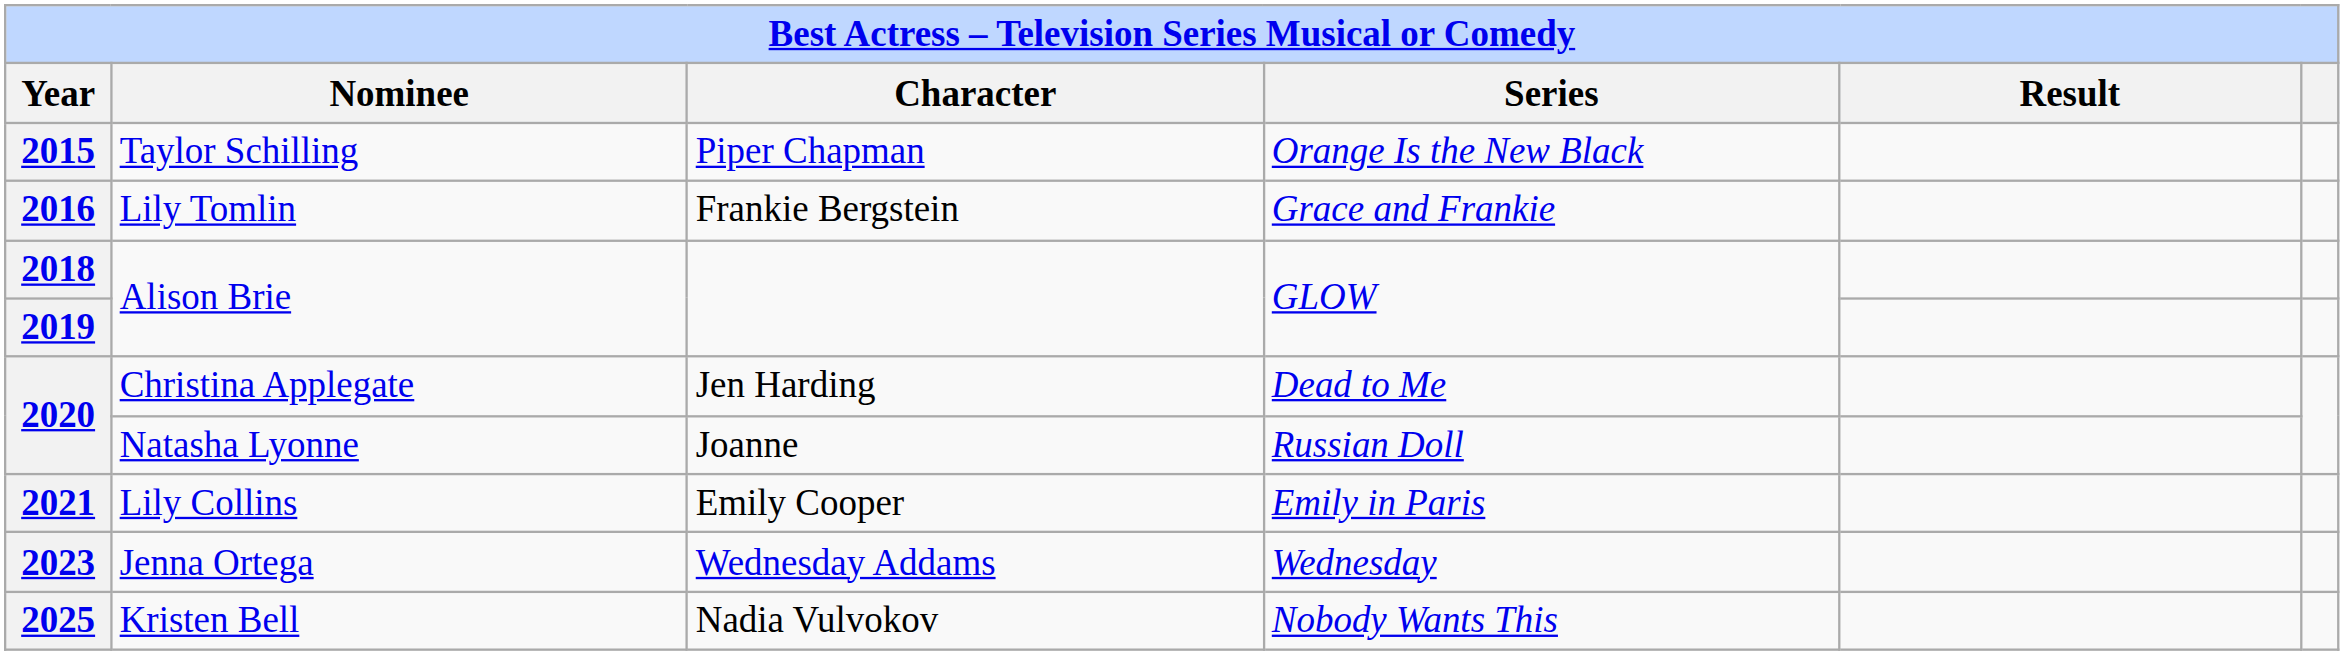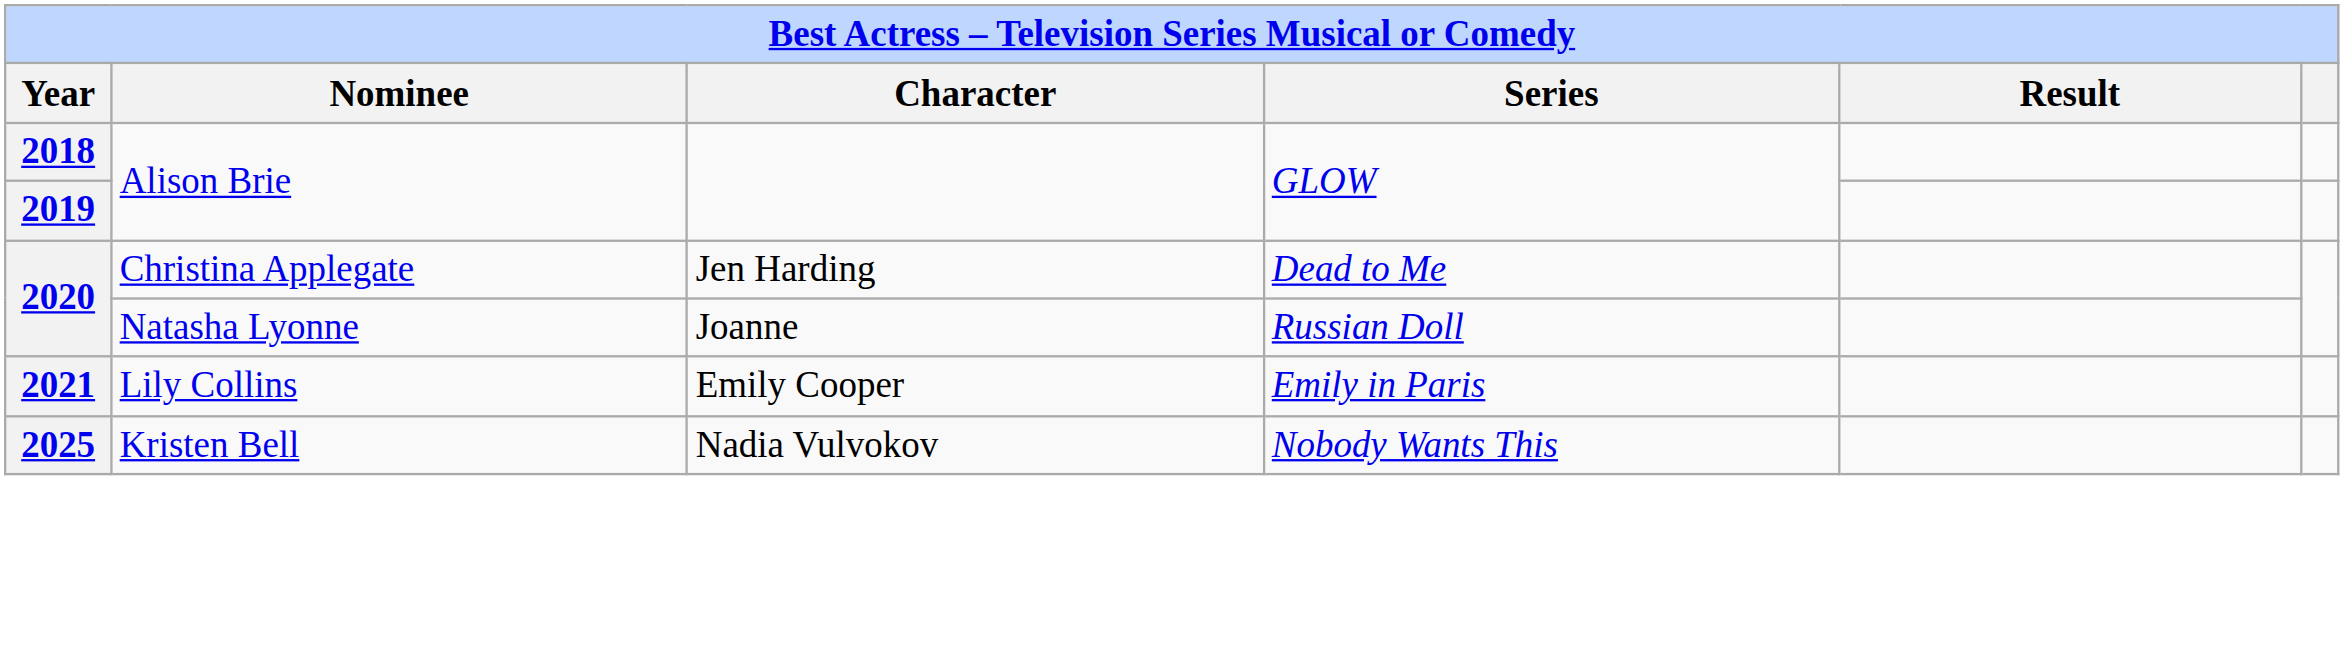- row: (58, 151)
- row: (58, 209)
- row: (58, 561)
